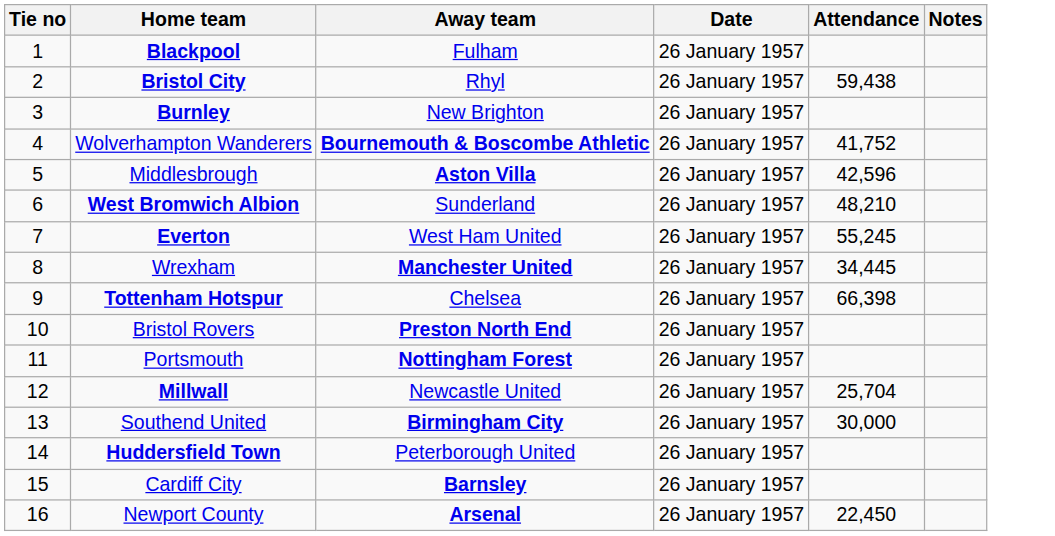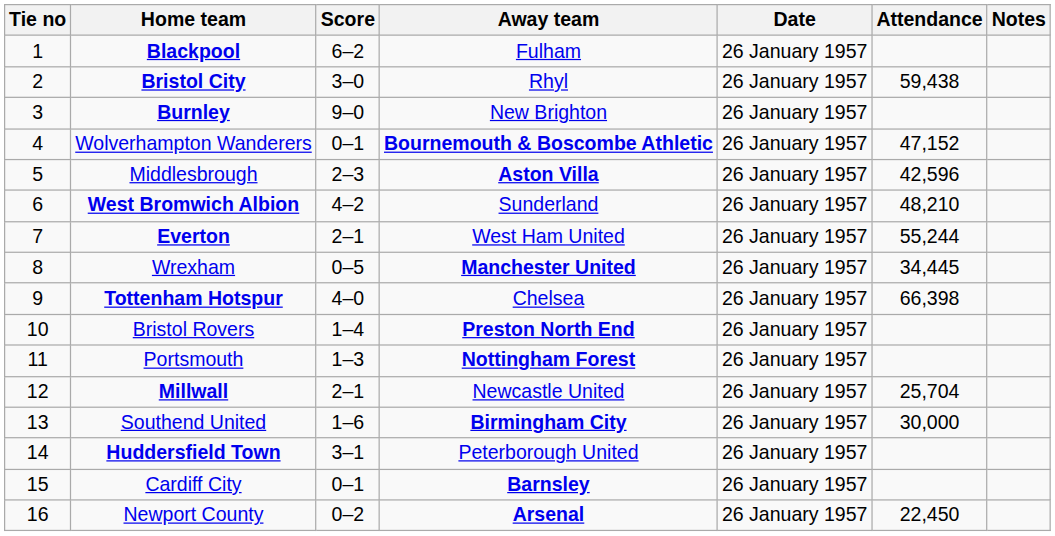+ column: (348, 19)
(866, 143) 41,752 -> (930, 143) 47,152
(866, 236) 55,245 -> (930, 236) 55,244
